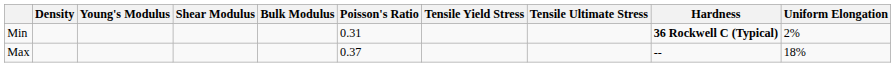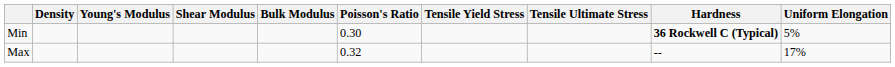(351, 33) 0.31 -> (351, 33) 0.30
(792, 33) 2% -> (792, 33) 5%
(351, 52) 0.37 -> (351, 52) 0.32
(795, 52) 18% -> (795, 52) 17%
